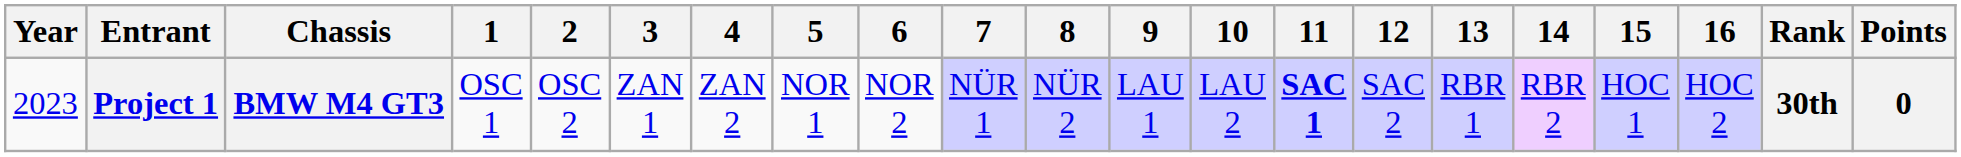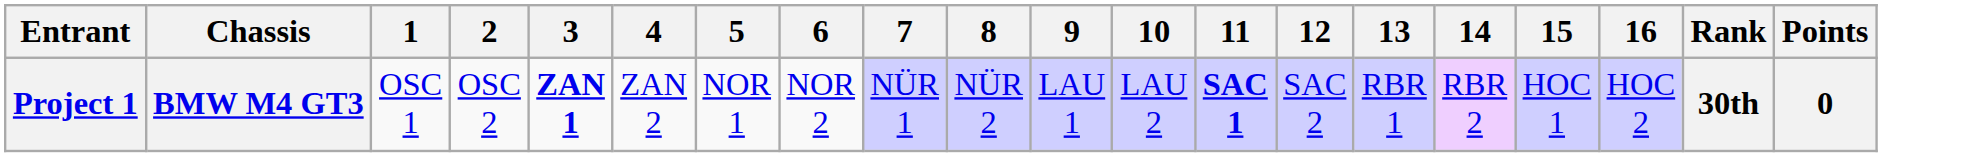- column: (45, 30)
(650, 103) normal -> (571, 103) bold
